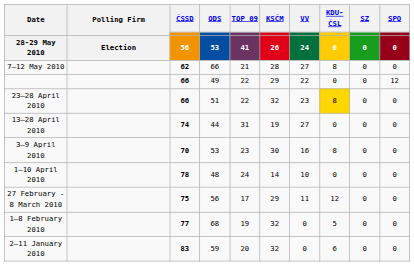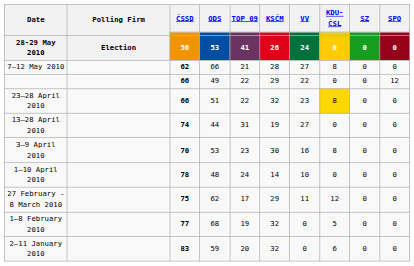(215, 199) 56 -> (215, 199) 62
